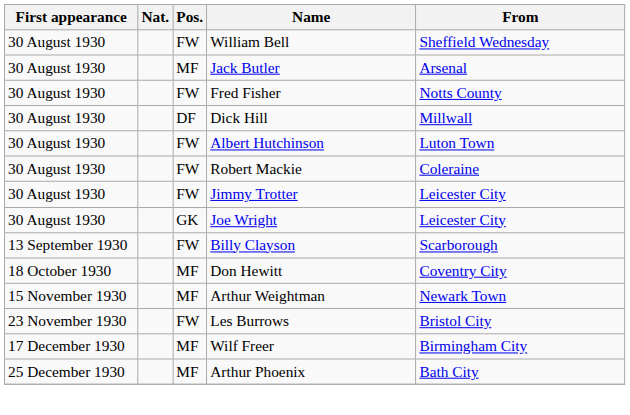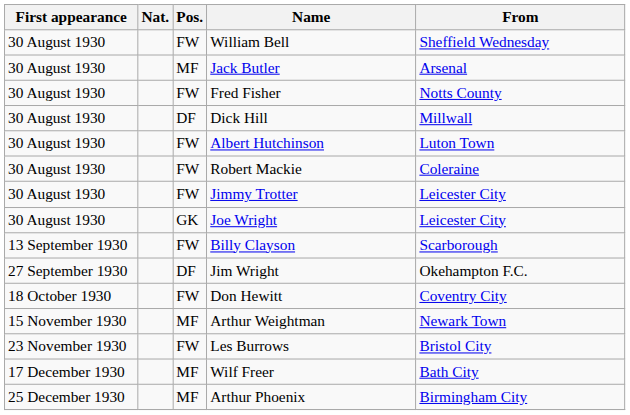+ row: (245, 270)
(187, 270) MF -> (188, 295) FW
(473, 346) Birmingham City -> (449, 371) Bath City
(449, 371) Bath City -> (473, 397) Birmingham City
